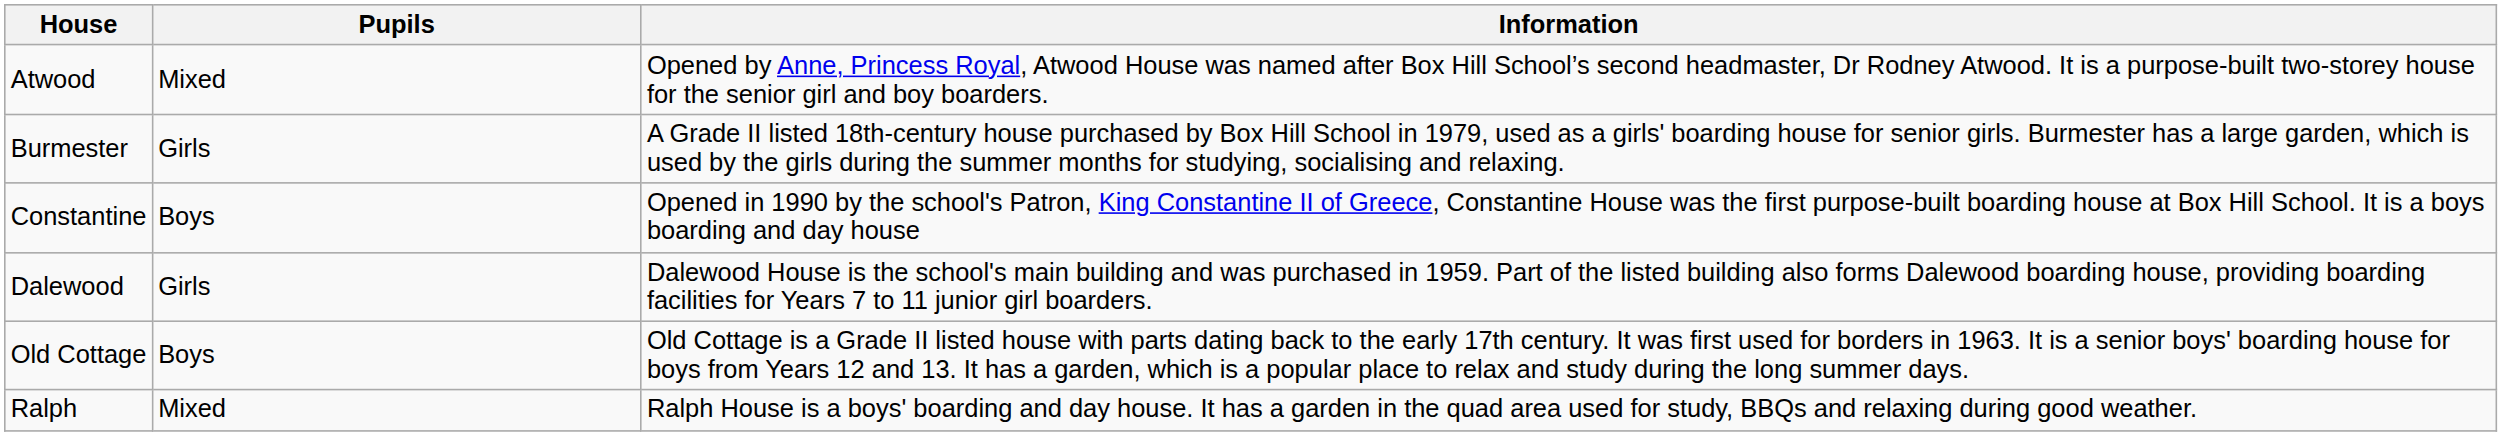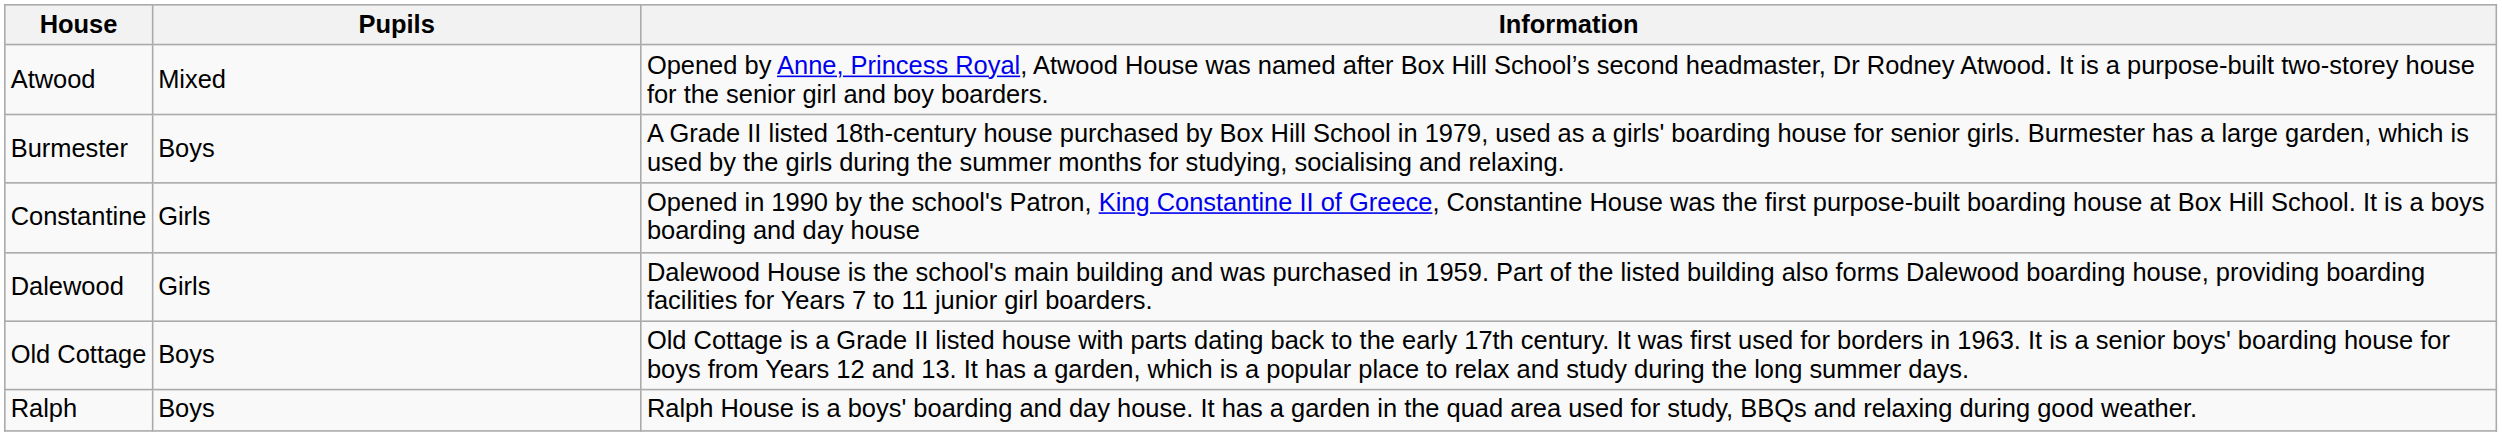(184, 148) Girls -> (186, 148) Boys
(186, 217) Boys -> (184, 217) Girls
(192, 409) Mixed -> (186, 409) Boys
